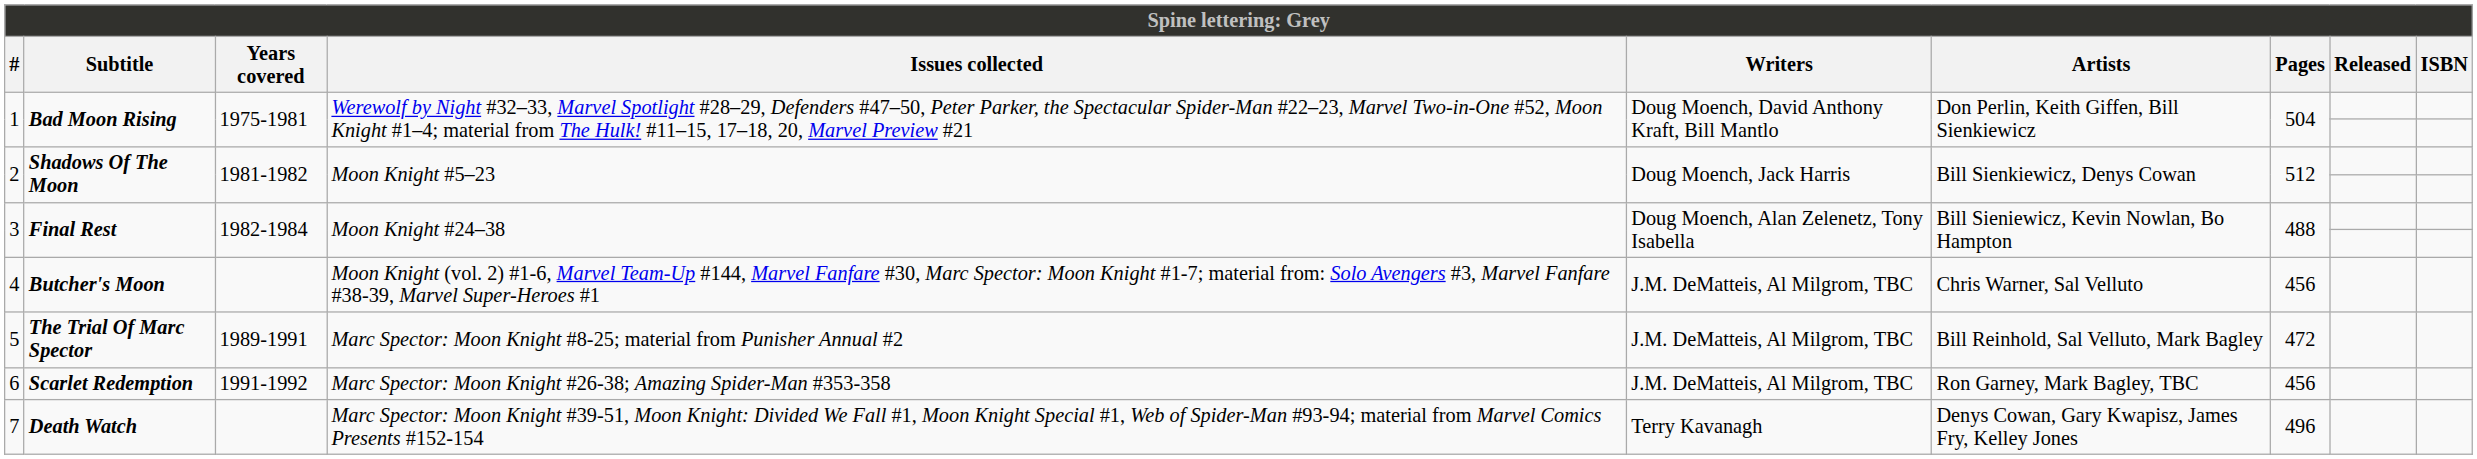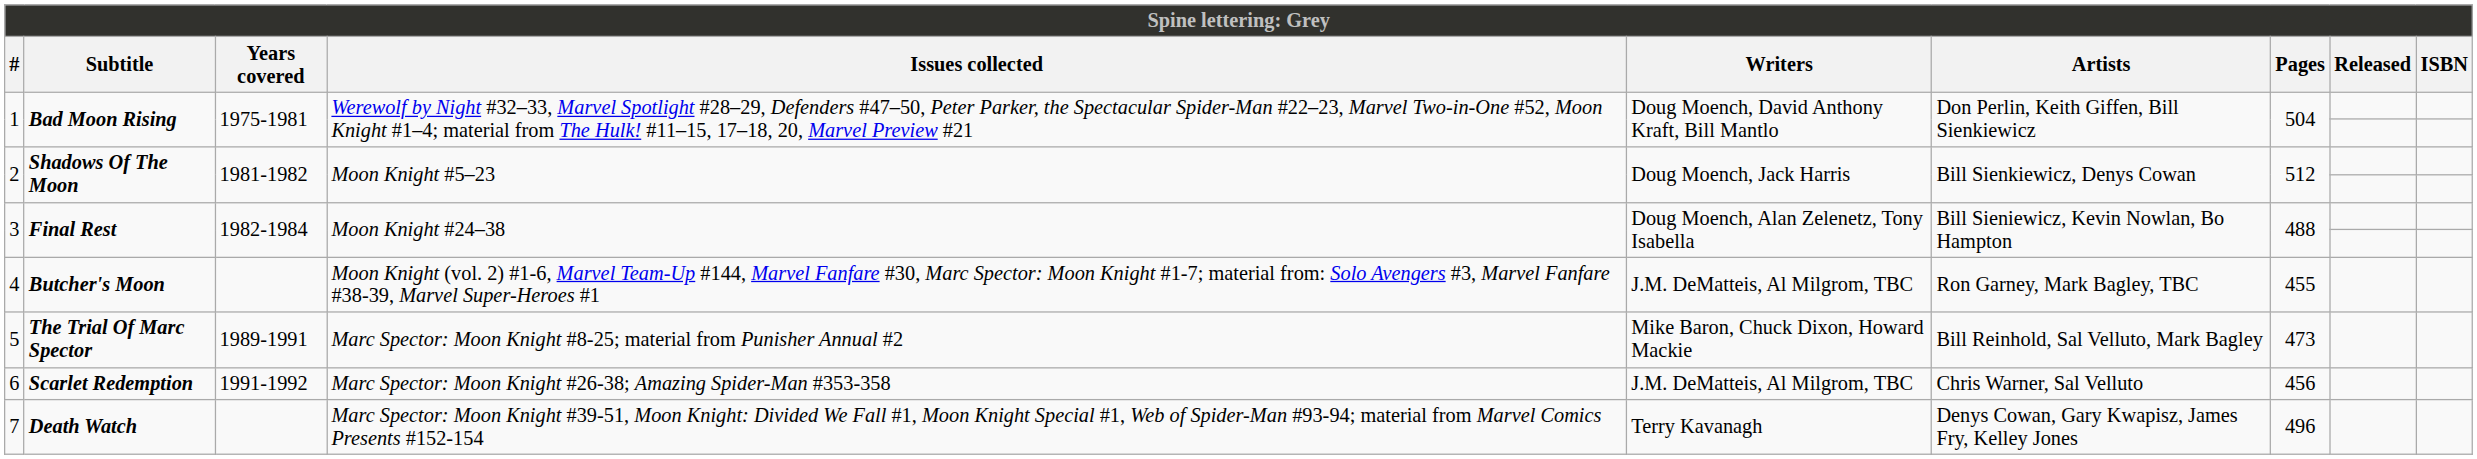(2040, 284) Chris Warner, Sal Velluto -> (2068, 284) Ron Garney, Mark Bagley, TBC
(2300, 284) 456 -> (2300, 284) 455
(1772, 339) J.M. DeMatteis, Al Milgrom, TBC -> (1777, 339) Mike Baron, Chuck Dixon, Howard Mackie
(2300, 339) 472 -> (2300, 339) 473
(2068, 383) Ron Garney, Mark Bagley, TBC -> (2040, 383) Chris Warner, Sal Velluto
